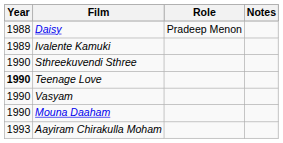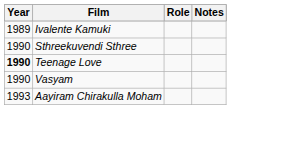- row: (48, 29)
- row: (73, 113)
